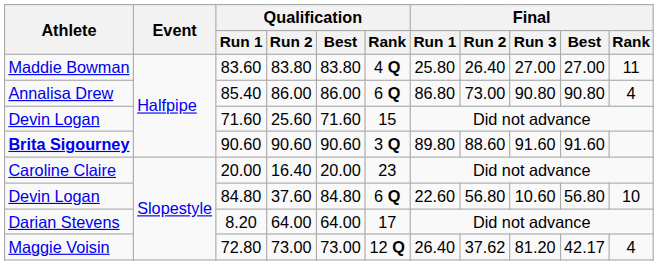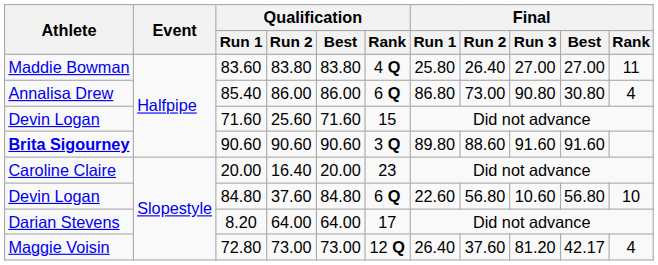(584, 93) 90.80 -> (584, 93) 30.80
(485, 248) 37.62 -> (485, 248) 37.60
